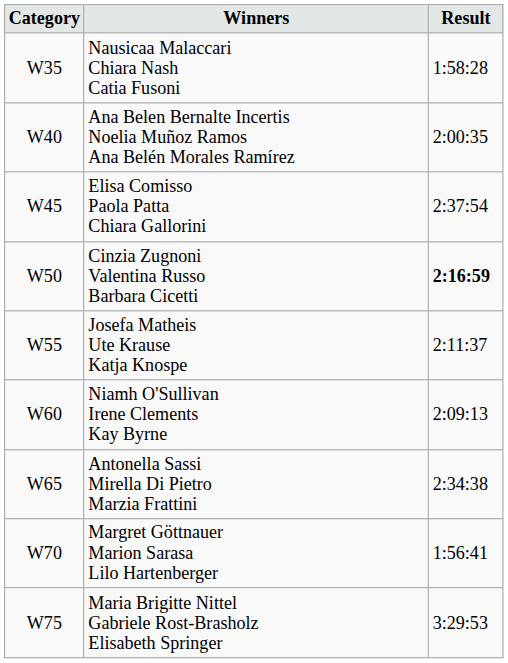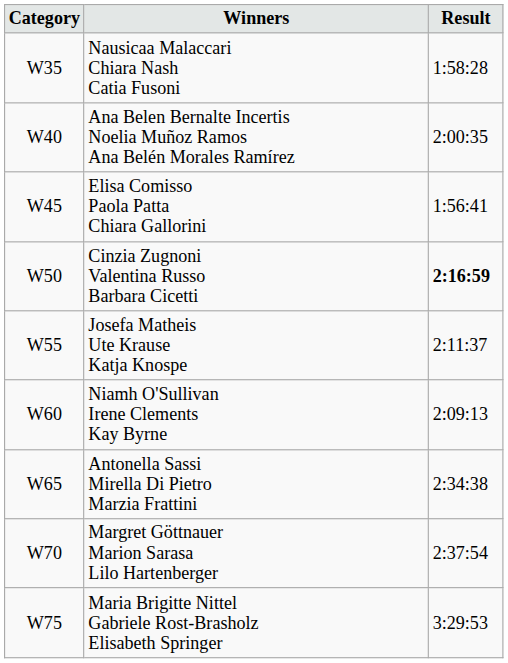(460, 206) 2:37:54 -> (460, 206) 1:56:41
(460, 553) 1:56:41 -> (460, 553) 2:37:54
